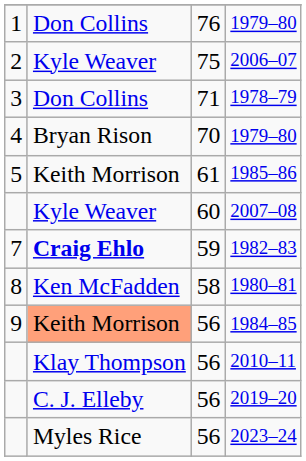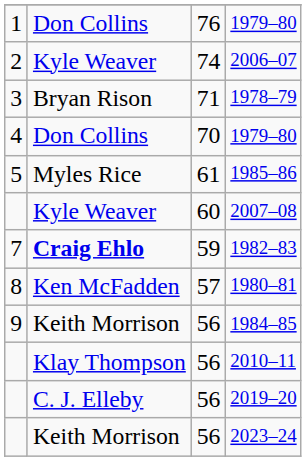(209, 60) 75 -> (209, 60) 74
(91, 98) Don Collins -> (92, 98) Bryan Rison
(92, 135) Bryan Rison -> (91, 135) Don Collins
(106, 173) Keith Morrison -> (87, 173) Myles Rice
(209, 286) 58 -> (209, 286) 57
(106, 323) lightsalmon background -> (106, 323) no background
(87, 436) Myles Rice -> (106, 436) Keith Morrison
